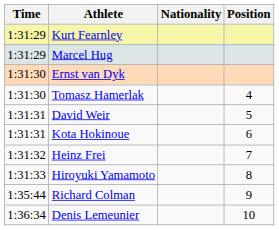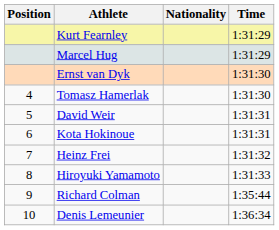columns swapped: (249, 14) <-> (27, 14)
